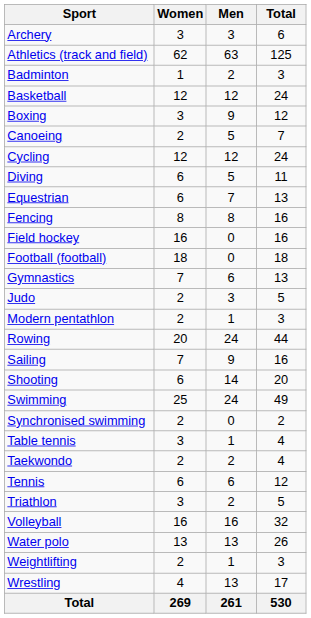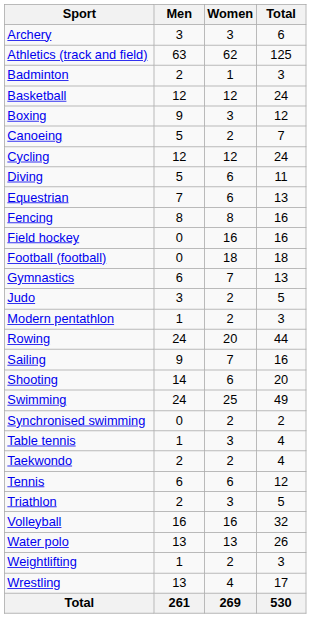columns swapped: (231, 14) <-> (180, 14)
